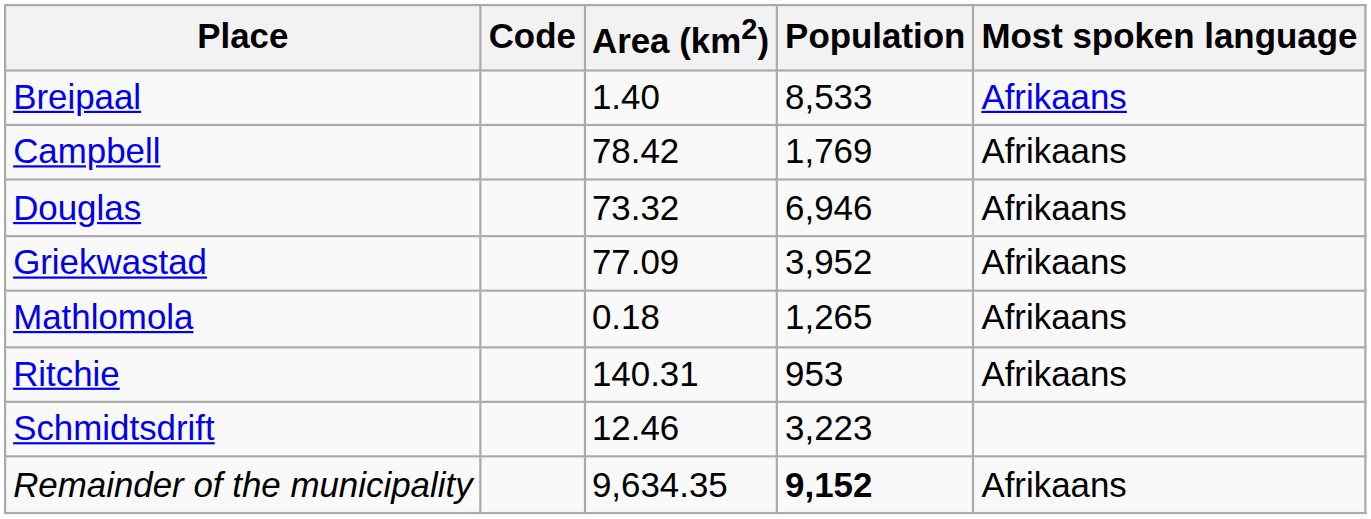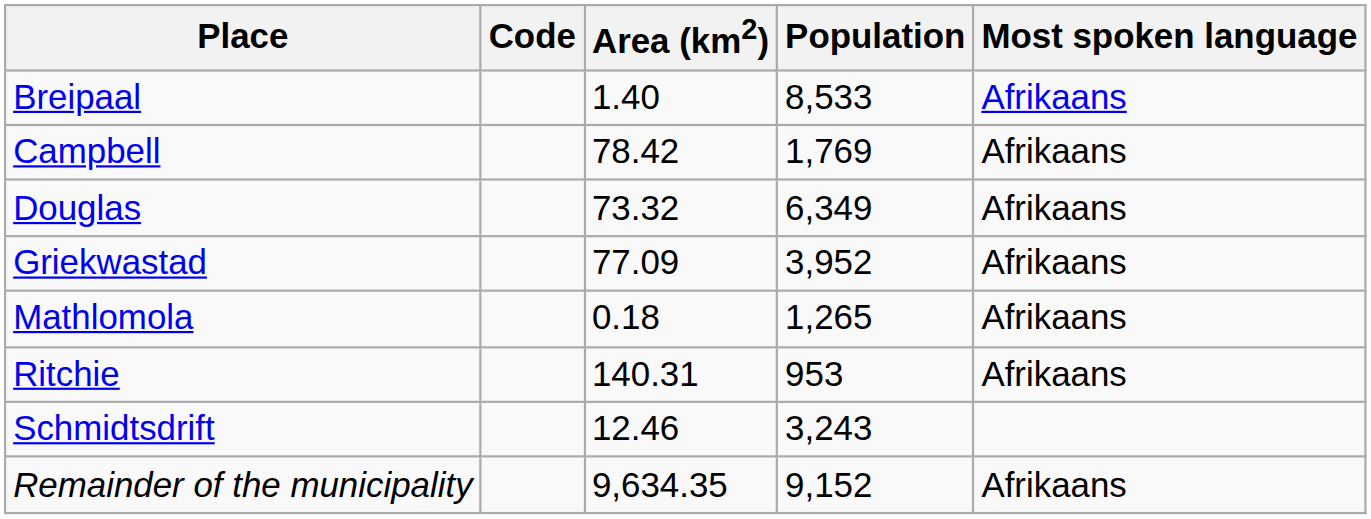(829, 207) 6,946 -> (829, 207) 6,349
(829, 428) 3,223 -> (829, 428) 3,243
(829, 484) bold -> (829, 484) normal
